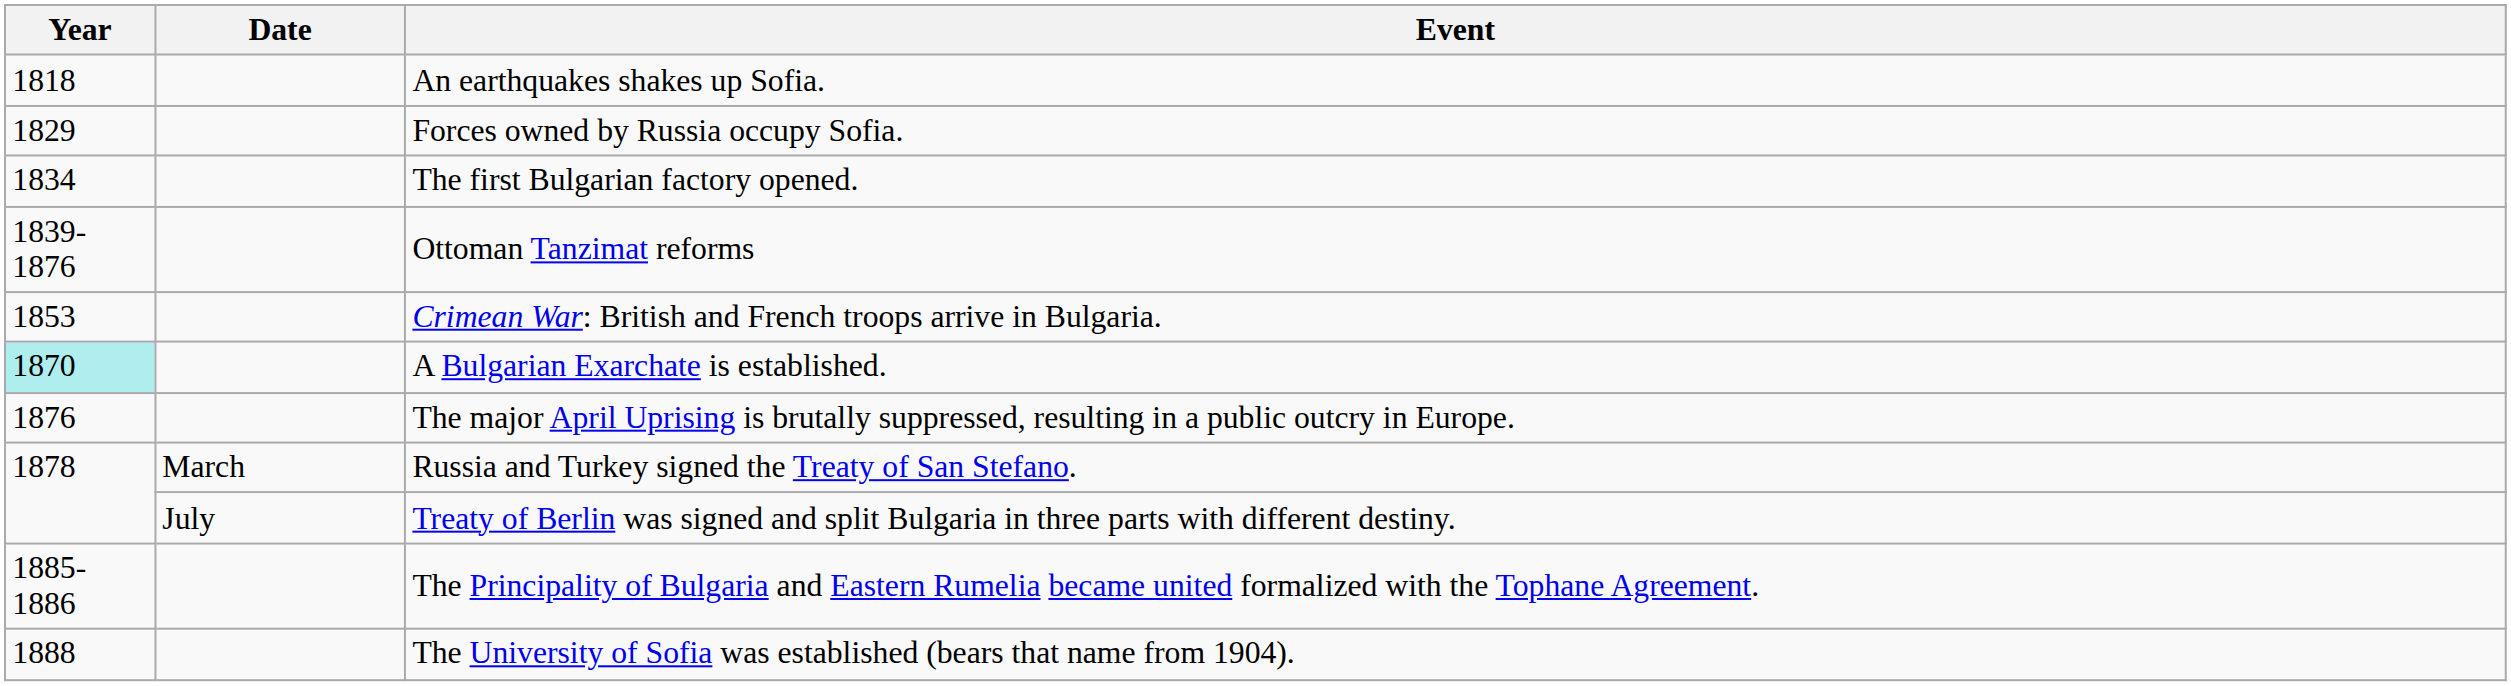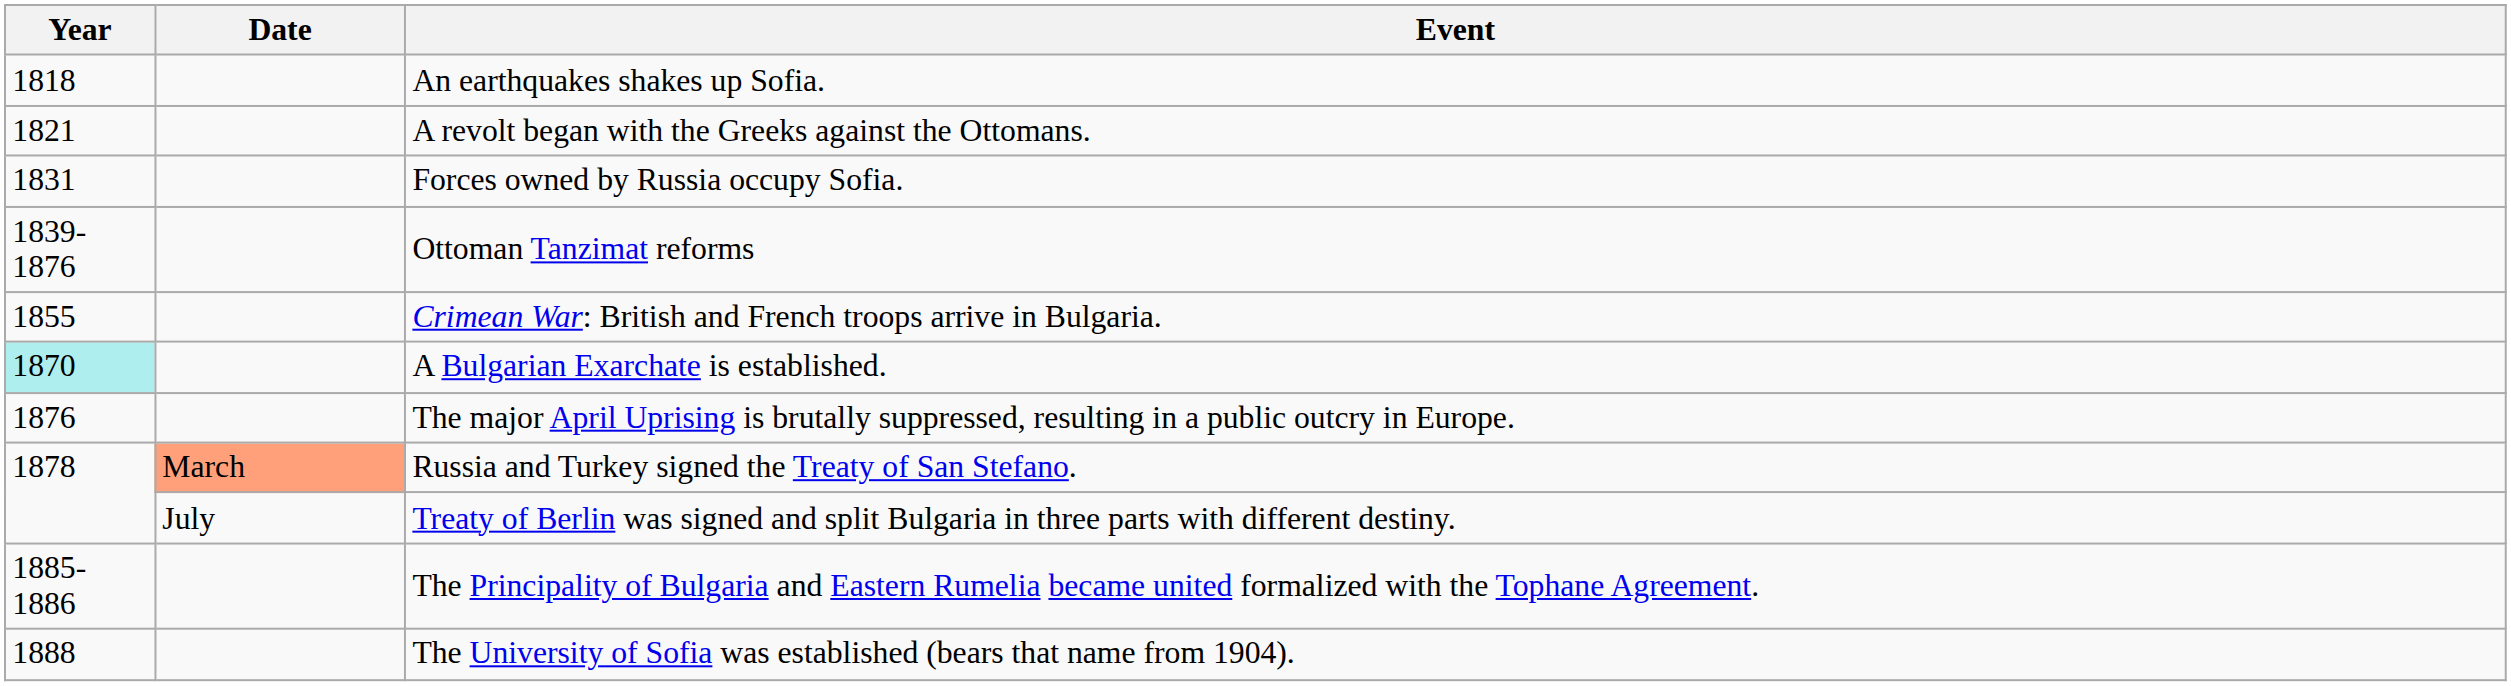+ row: (752, 130)
(44, 130) 1829 -> (44, 180) 1831
- row: (635, 180)
(44, 316) 1853 -> (44, 316) 1855
(204, 467) no background -> (204, 467) lightsalmon background
